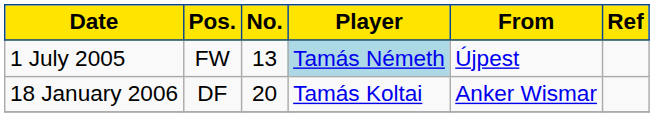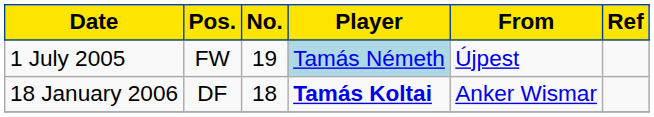(265, 58) 13 -> (265, 58) 19
(265, 93) 20 -> (265, 93) 18
(358, 93) normal -> (363, 93) bold
